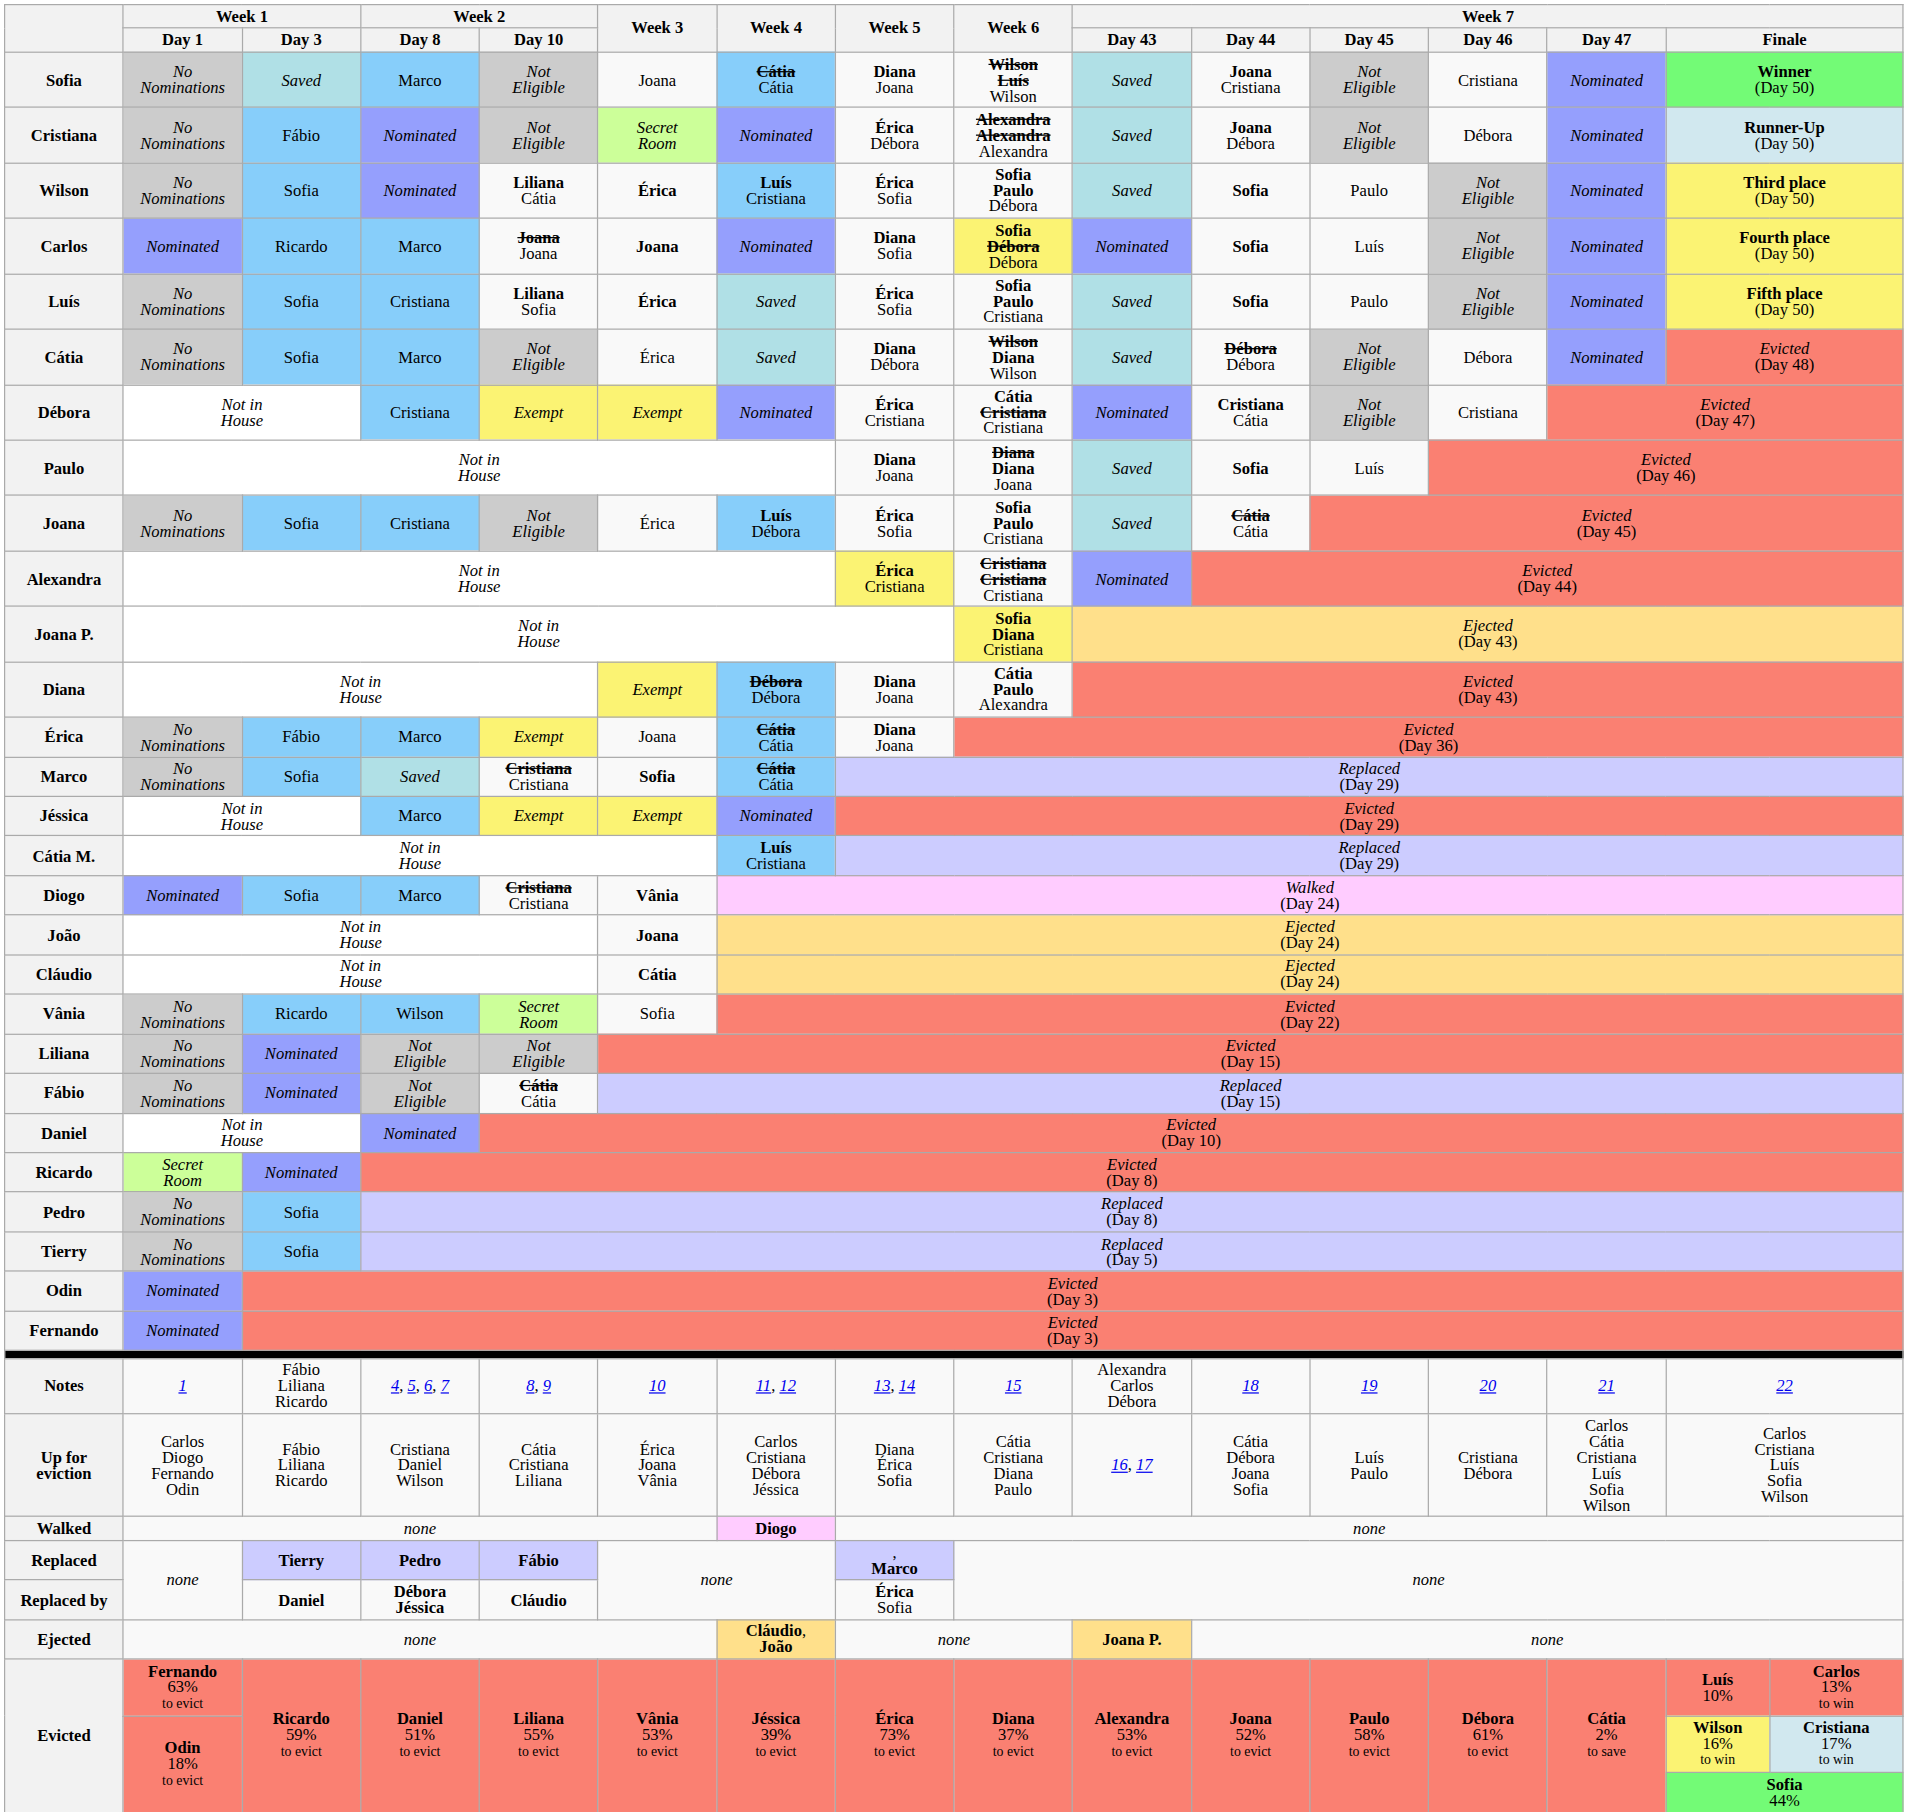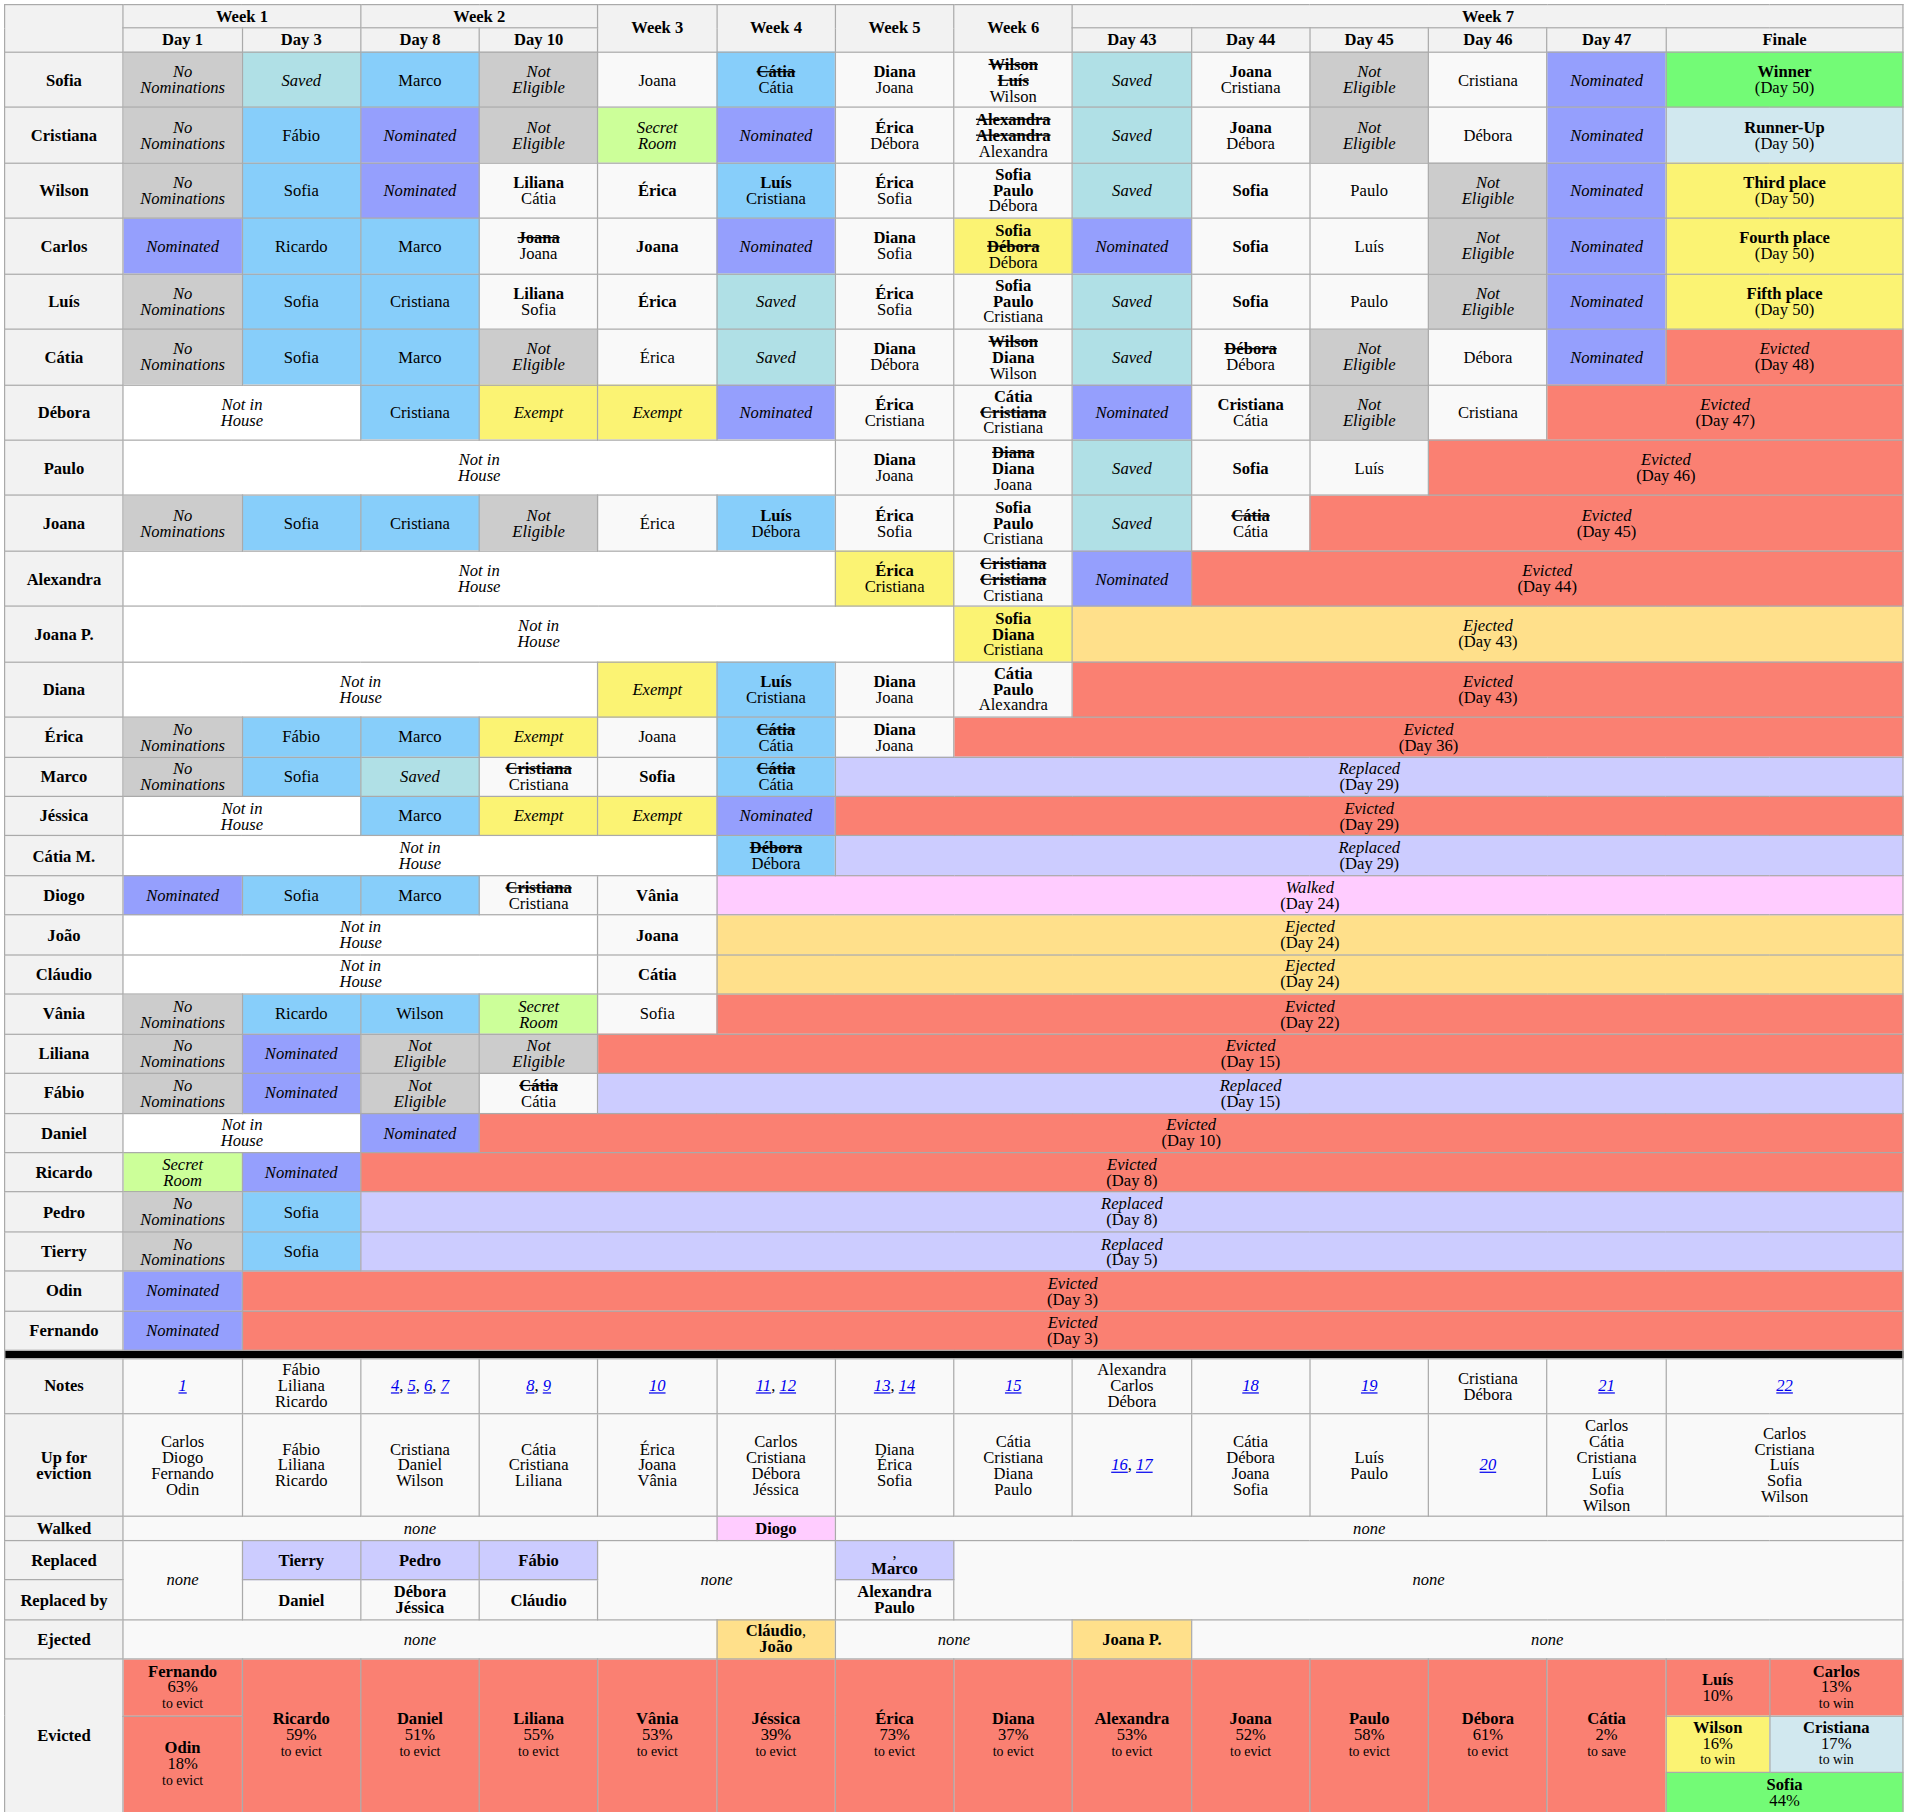(776, 689) Débora Débora -> (776, 689) Luís Cristiana
(776, 855) Luís Cristiana -> (776, 855) Débora Débora
(1488, 1386) 20 -> (1488, 1386) Cristiana Débora
(1488, 1465) Cristiana Débora -> (1488, 1465) 20
(895, 1599) Érica Sofia -> (895, 1599) Alexandra Paulo
